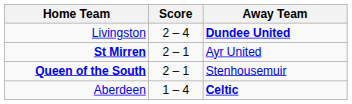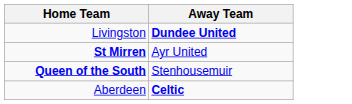- column: (176, 14)
